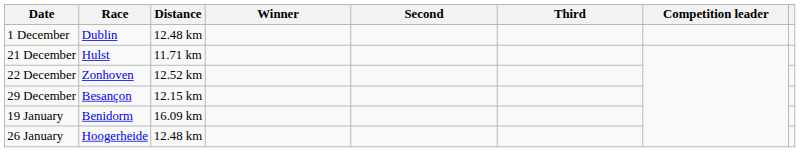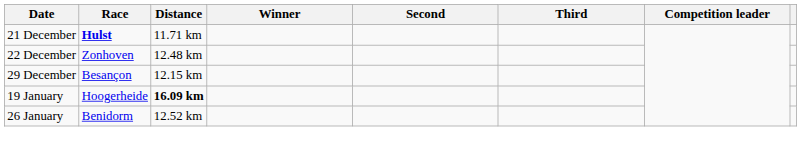- row: (38, 34)
(96, 55) normal -> (97, 34) bold
(178, 75) 12.52 km -> (178, 55) 12.48 km
(107, 116) Benidorm -> (115, 95) Hoogerheide
(178, 116) normal -> (179, 95) bold
(115, 136) Hoogerheide -> (107, 116) Benidorm
(178, 136) 12.48 km -> (178, 116) 12.52 km
